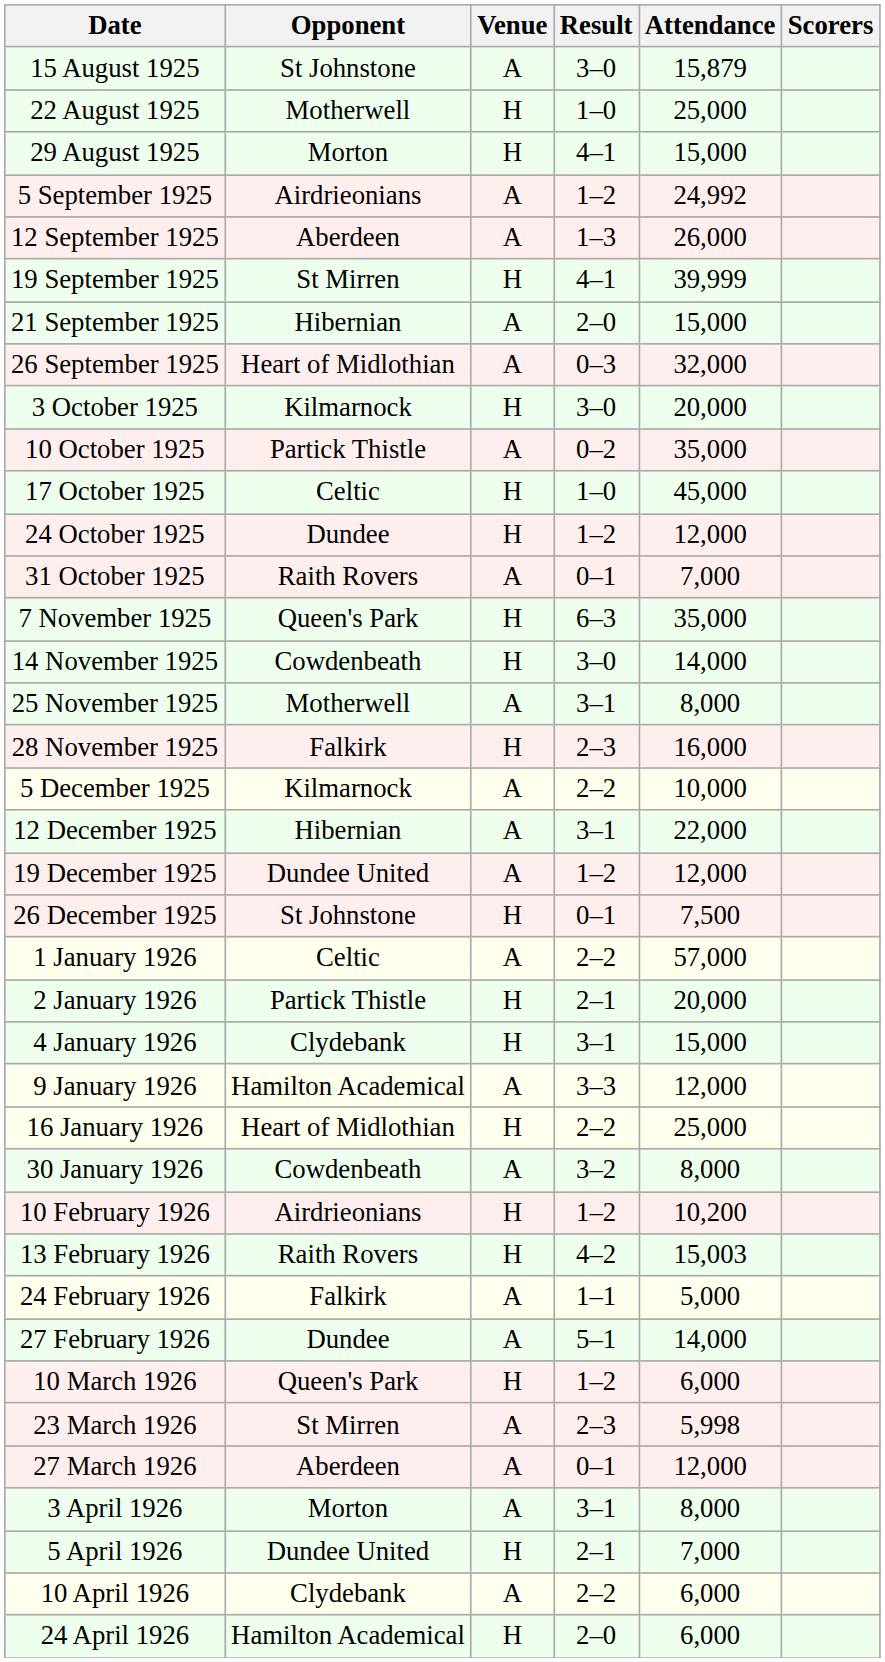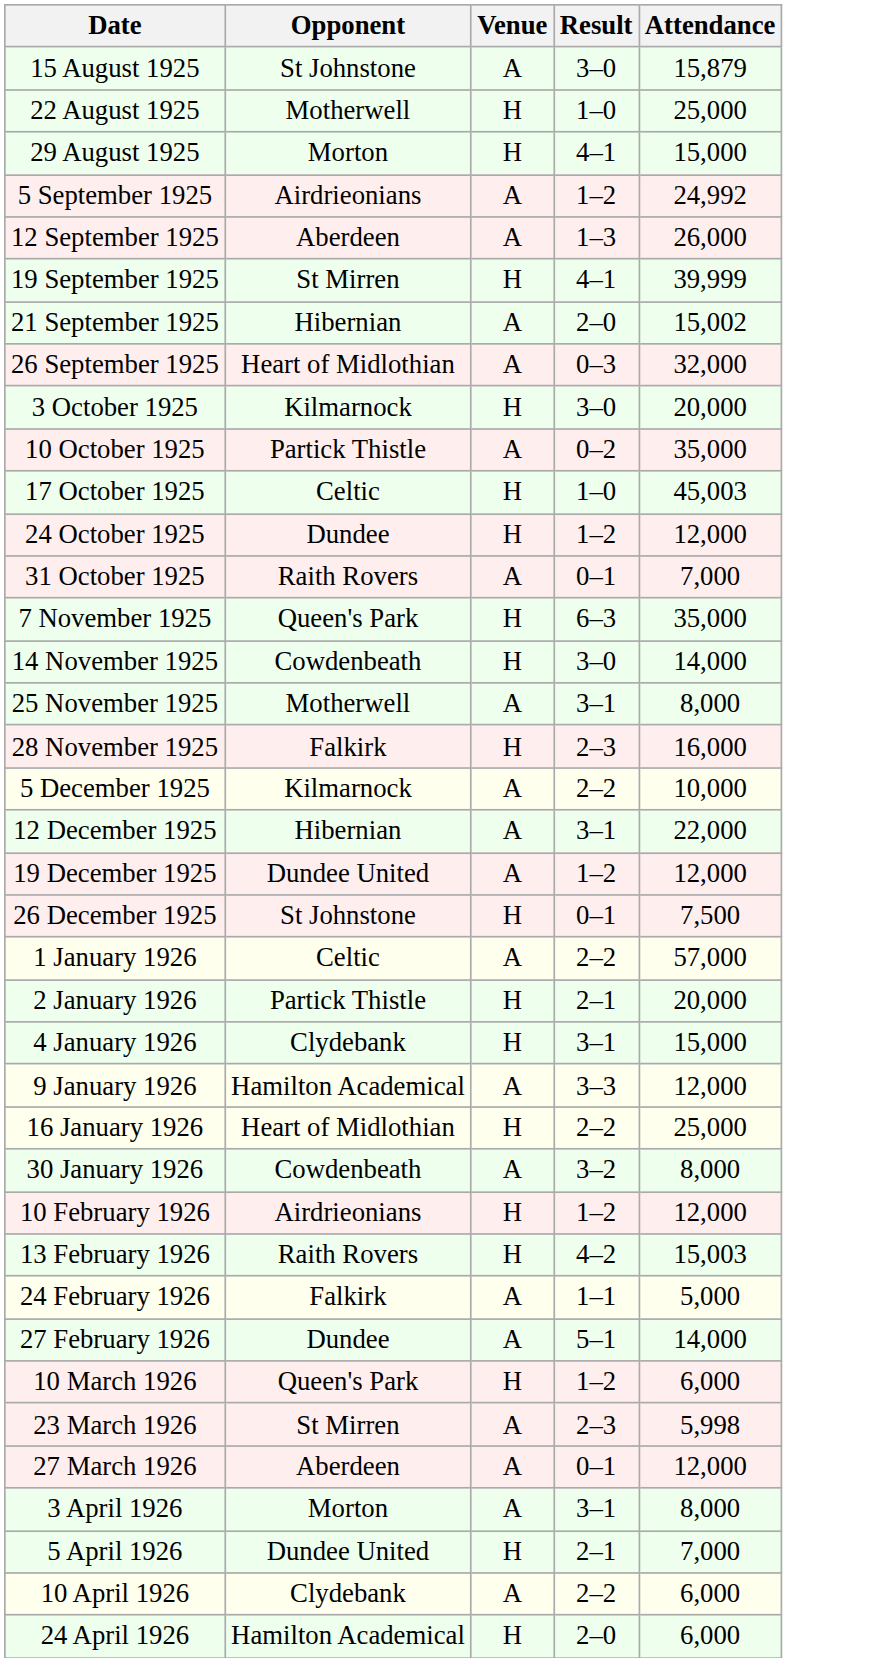- column: (831, 25)
(710, 322) 15,000 -> (710, 322) 15,002
(710, 491) 45,000 -> (710, 491) 45,003
(710, 1212) 10,200 -> (710, 1212) 12,000
